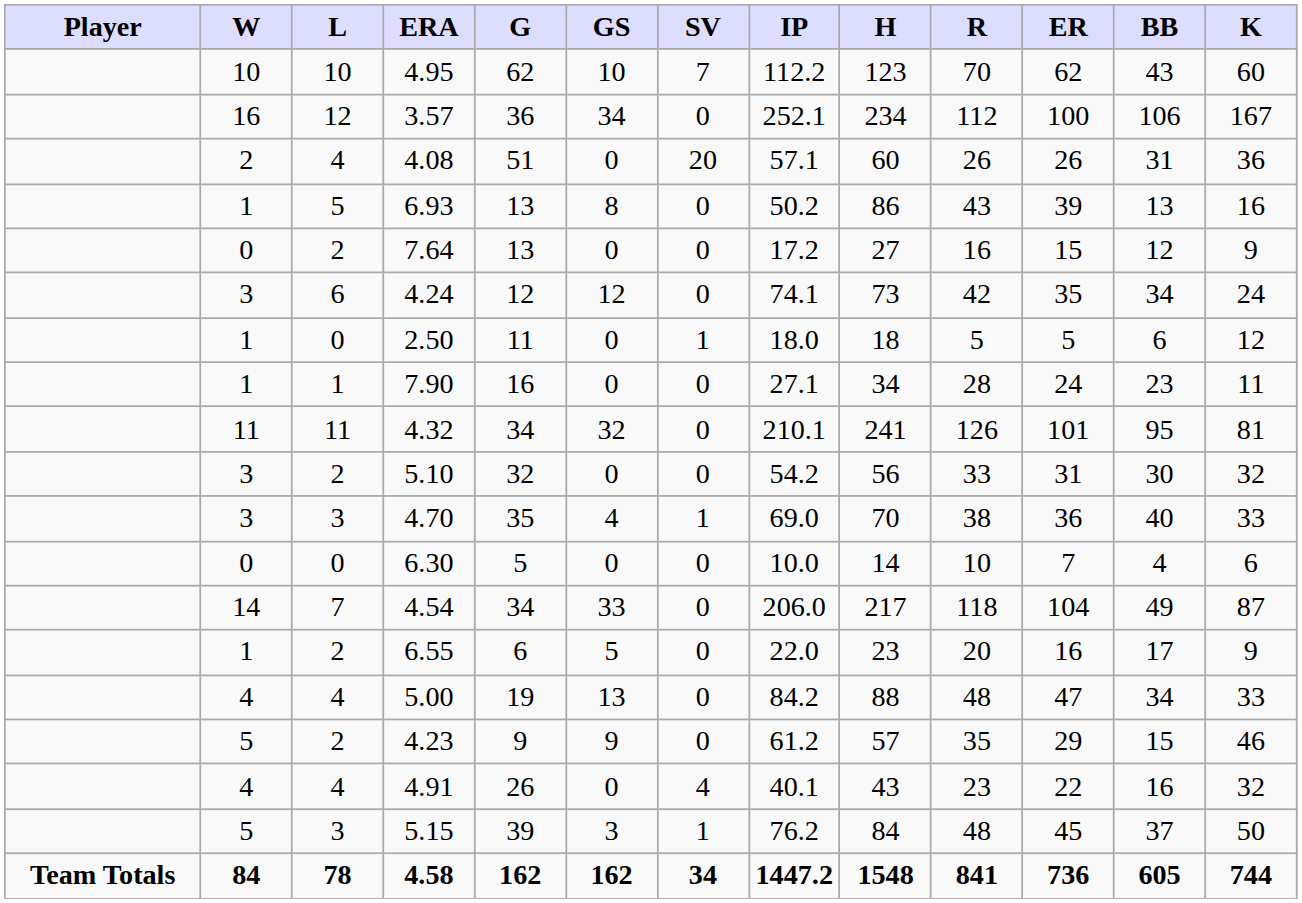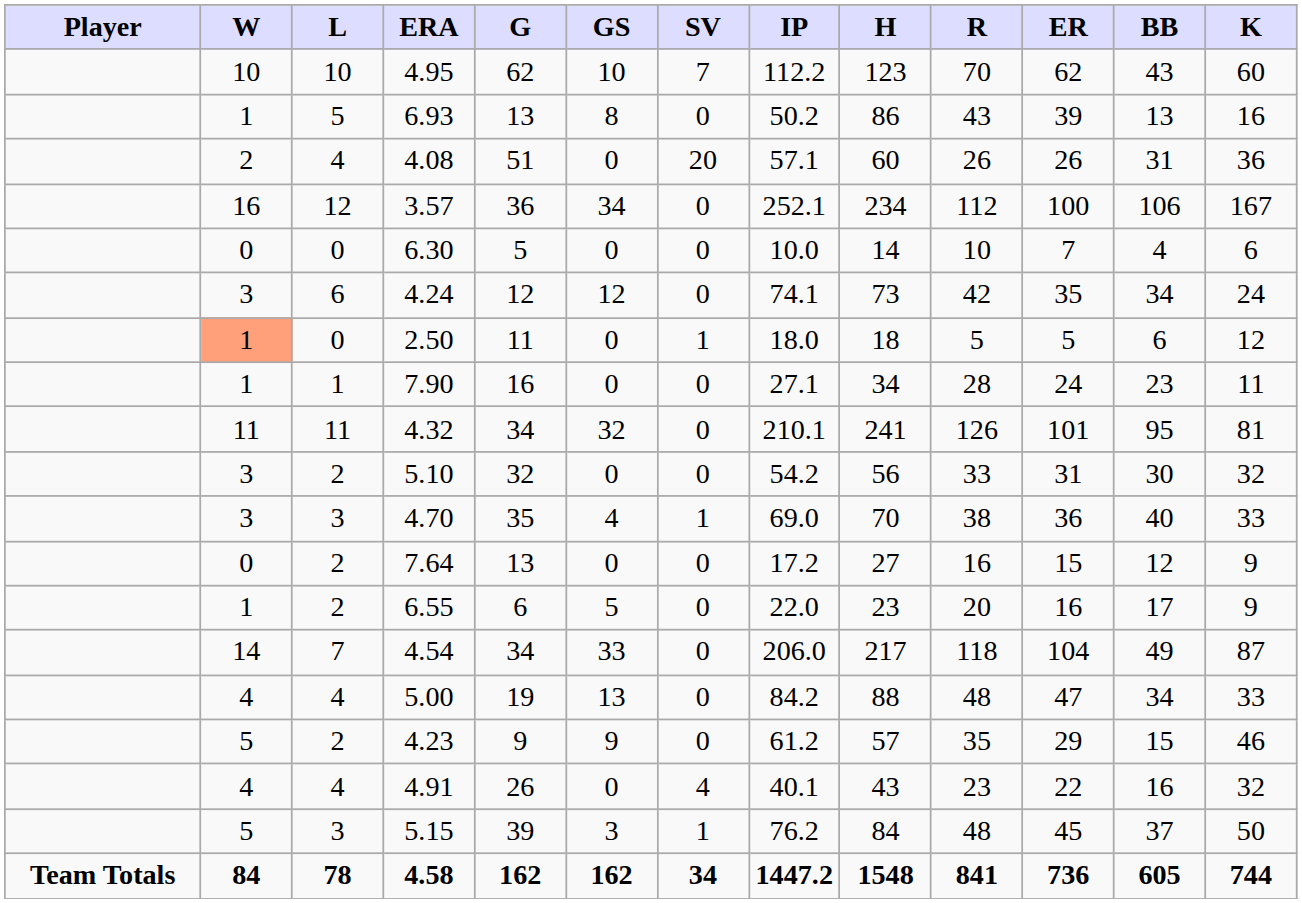rows swapped: (429, 205) <-> (429, 116)
rows swapped: (429, 250) <-> (429, 562)
(246, 339) no background -> (246, 339) lightsalmon background
rows swapped: (429, 652) <-> (429, 607)
